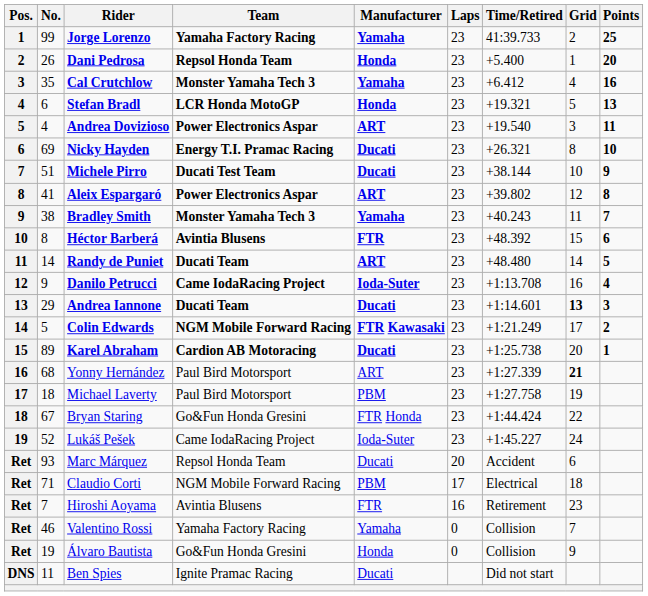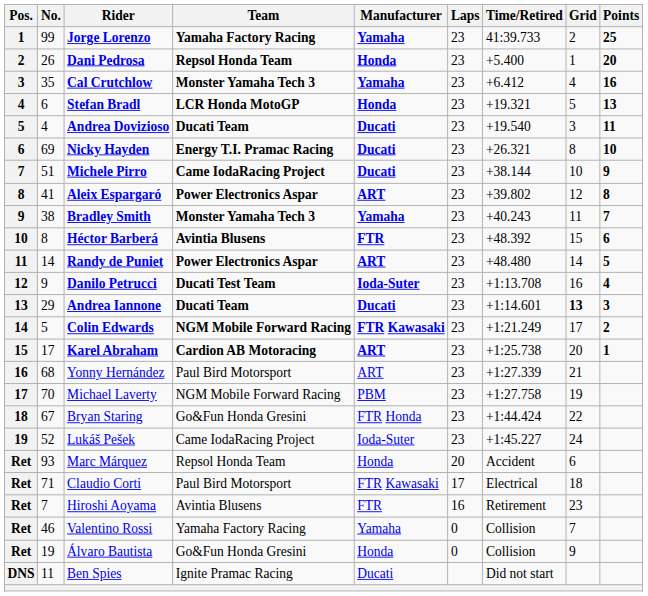(247, 127) Power Electronics Aspar -> (212, 127) Ducati Team
(371, 127) ART -> (376, 127) Ducati
(226, 171) Ducati Test Team -> (250, 171) Came IodaRacing Project
(212, 261) Ducati Team -> (247, 261) Power Electronics Aspar
(250, 283) Came IodaRacing Project -> (226, 283) Ducati Test Team
(48, 350) 89 -> (48, 350) 17
(376, 350) Ducati -> (371, 350) ART
(576, 372) bold -> (576, 372) normal
(48, 395) 18 -> (48, 395) 70
(233, 395) Paul Bird Motorsport -> (258, 395) NGM Mobile Forward Racing
(375, 461) Ducati -> (375, 461) Honda
(258, 484) NGM Mobile Forward Racing -> (233, 484) Paul Bird Motorsport
(372, 484) PBM -> (398, 484) FTR Kawasaki
